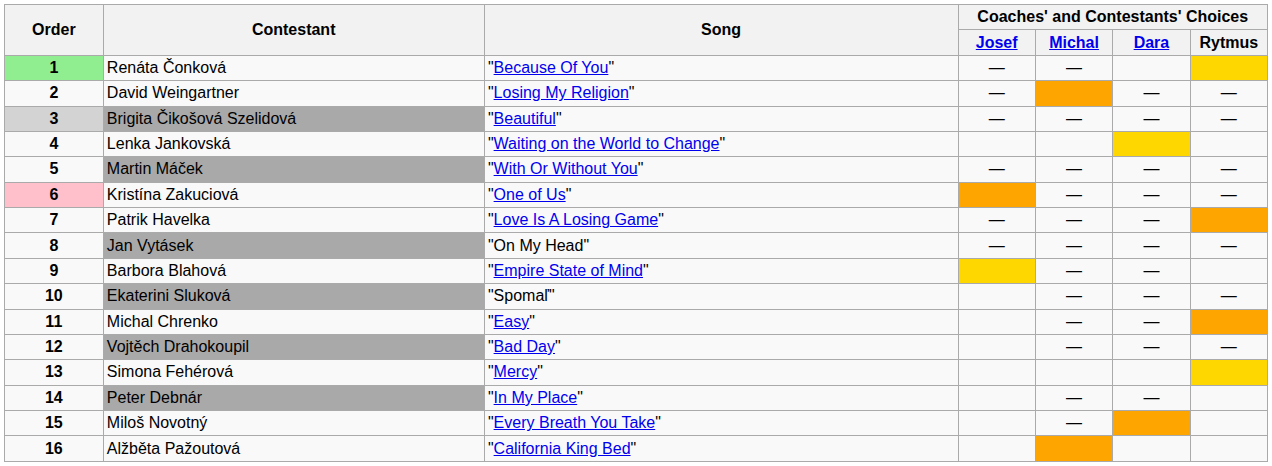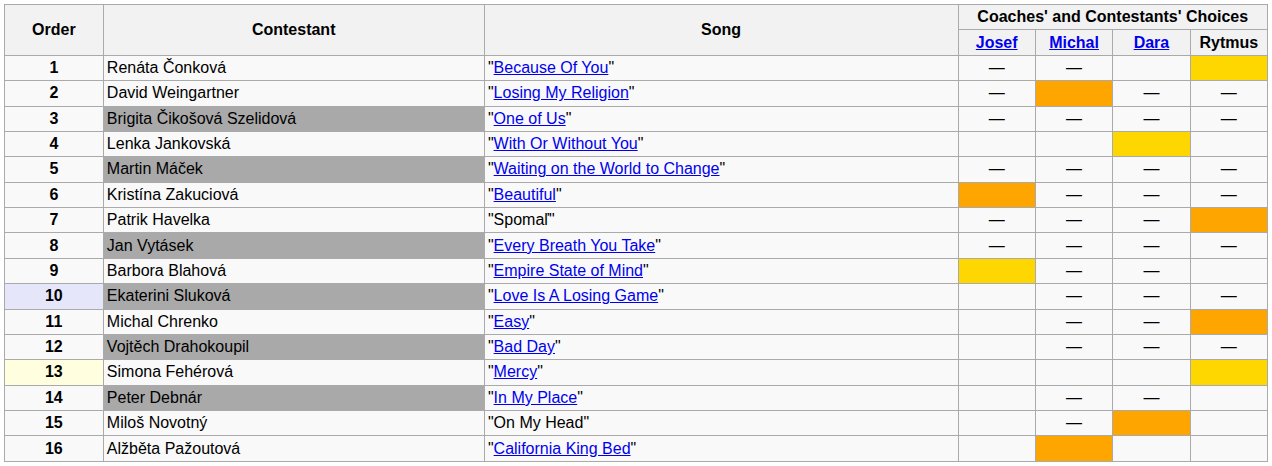(54, 67) lightgreen background -> (54, 67) no background
(54, 118) lightgrey background -> (54, 118) no background
(525, 118) "Beautiful" -> (530, 118) "One of Us"
(607, 144) "Waiting on the World to Change" -> (566, 144) "With Or Without You"
(566, 169) "With Or Without You" -> (607, 169) "Waiting on the World to Change"
(54, 194) pink background -> (54, 194) no background
(530, 194) "One of Us" -> (525, 194) "Beautiful"
(576, 220) "Love Is A Losing Game" -> (521, 220) "Spomaľ"
(539, 245) "On My Head" -> (574, 245) "Every Breath You Take"
(54, 296) no background -> (54, 296) lavender background
(521, 296) "Spomaľ" -> (576, 296) "Love Is A Losing Game"
(54, 372) no background -> (54, 372) lightyellow background
(574, 423) "Every Breath You Take" -> (539, 423) "On My Head"
